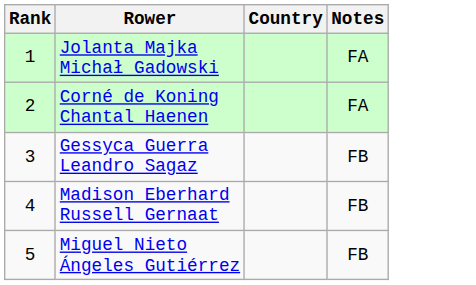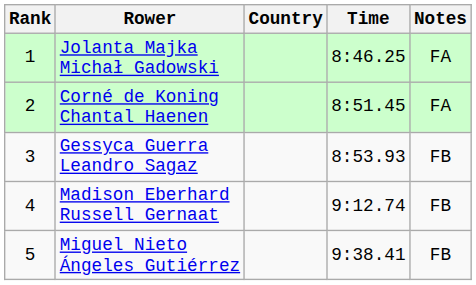+ column: (368, 19)
